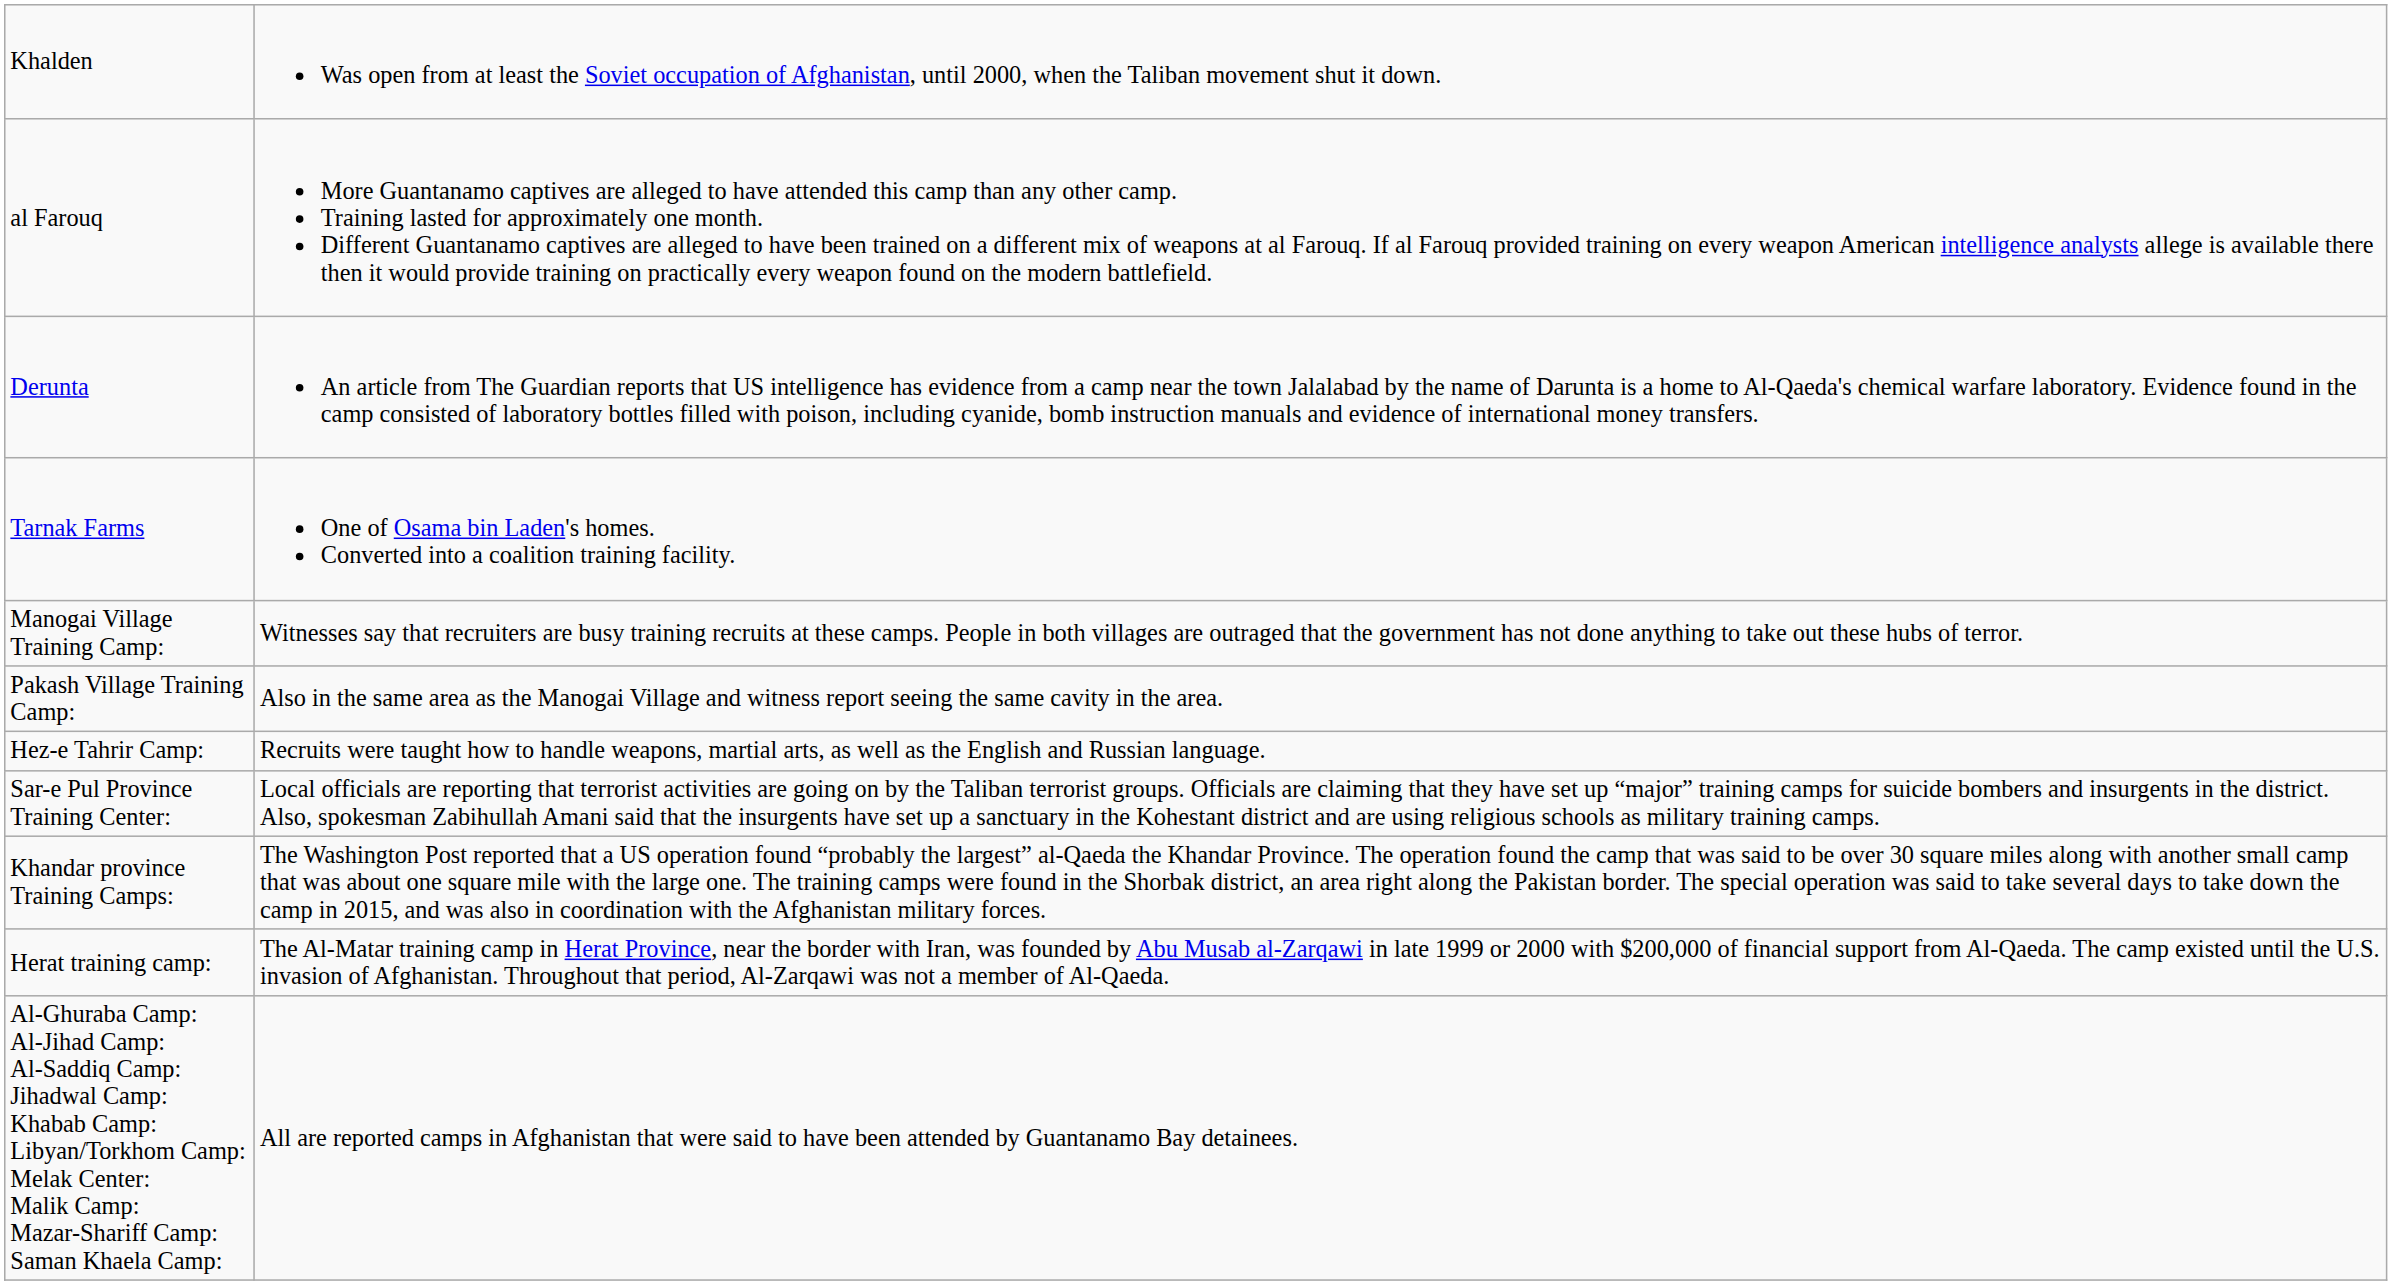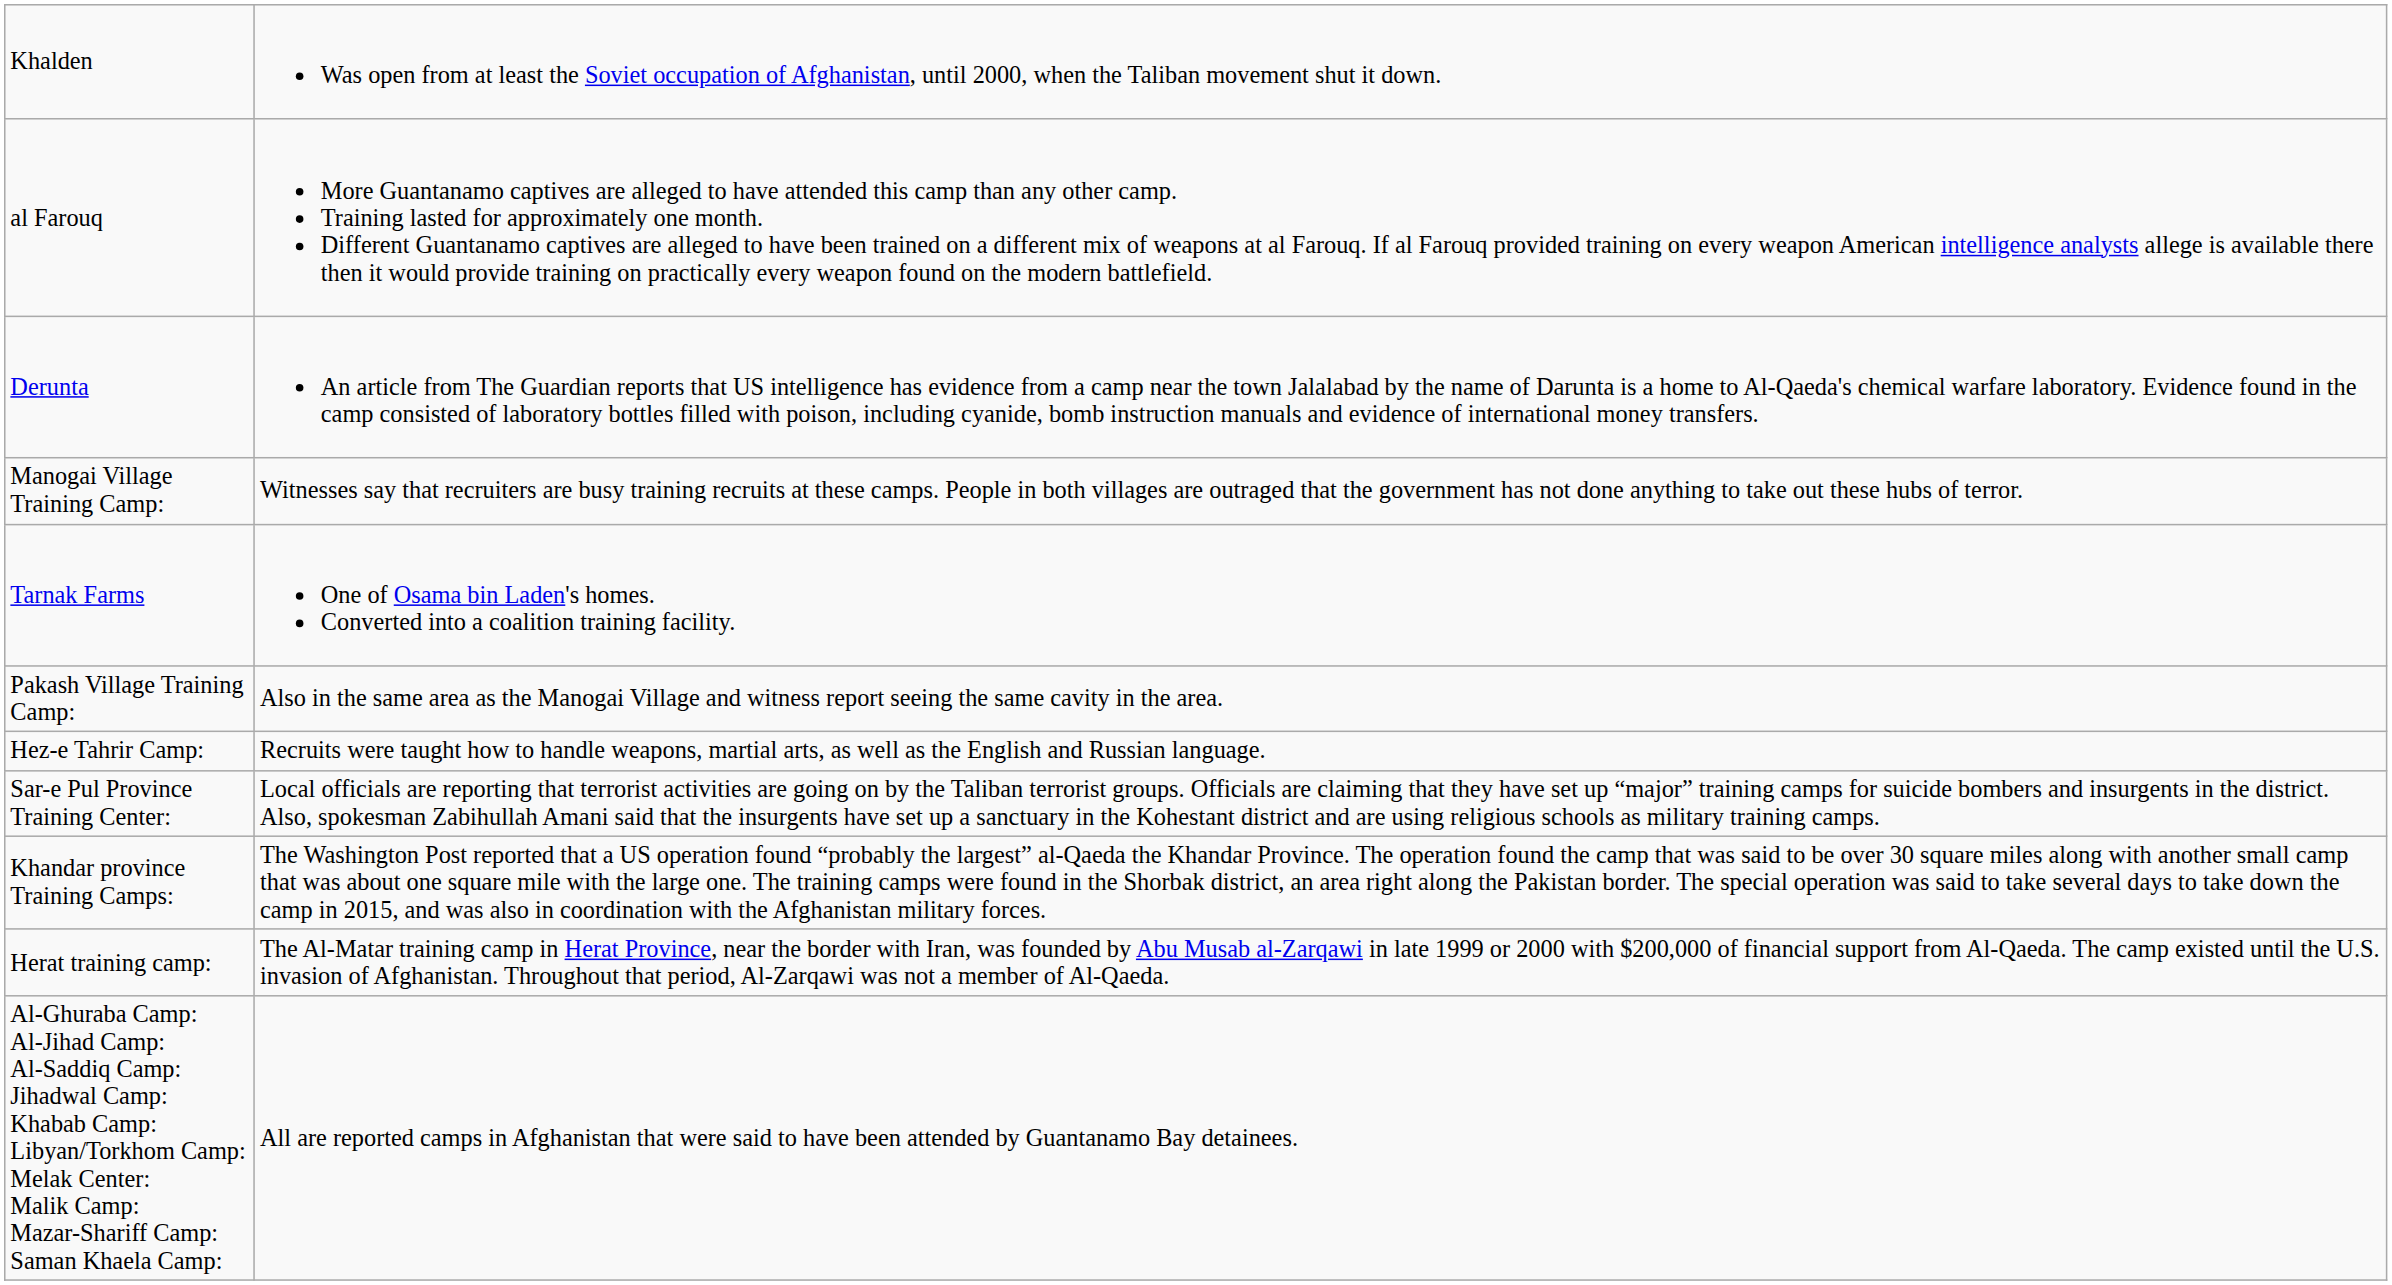rows swapped: (77, 528) <-> (91, 632)
